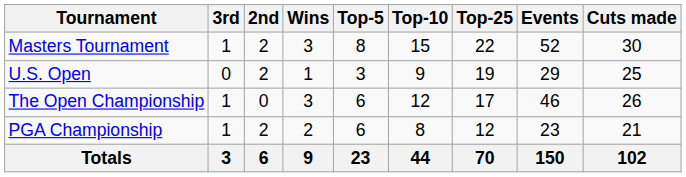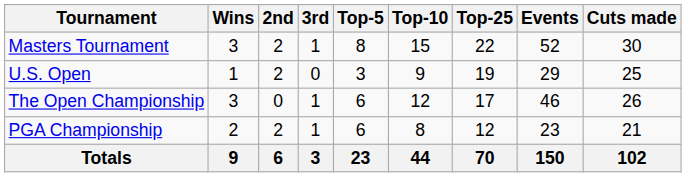columns swapped: (308, 18) <-> (226, 18)
